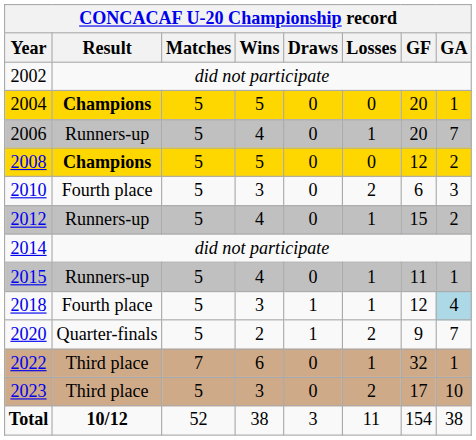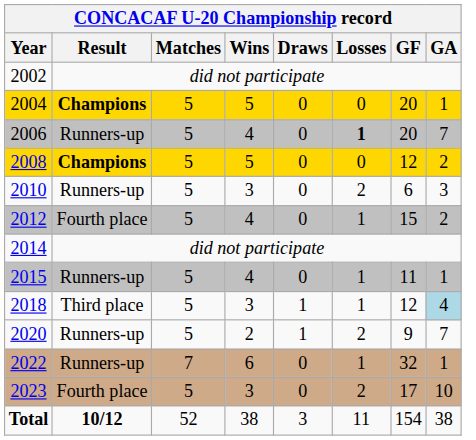(371, 133) normal -> (361, 133) bold
(107, 190) Fourth place -> (102, 190) Runners-up
(107, 219) Runners-up -> (102, 219) Fourth place
(107, 305) Fourth place -> (102, 305) Third place
(107, 334) Quarter-finals -> (102, 334) Runners-up
(107, 362) Third place -> (102, 362) Runners-up
(107, 391) Third place -> (102, 391) Fourth place
